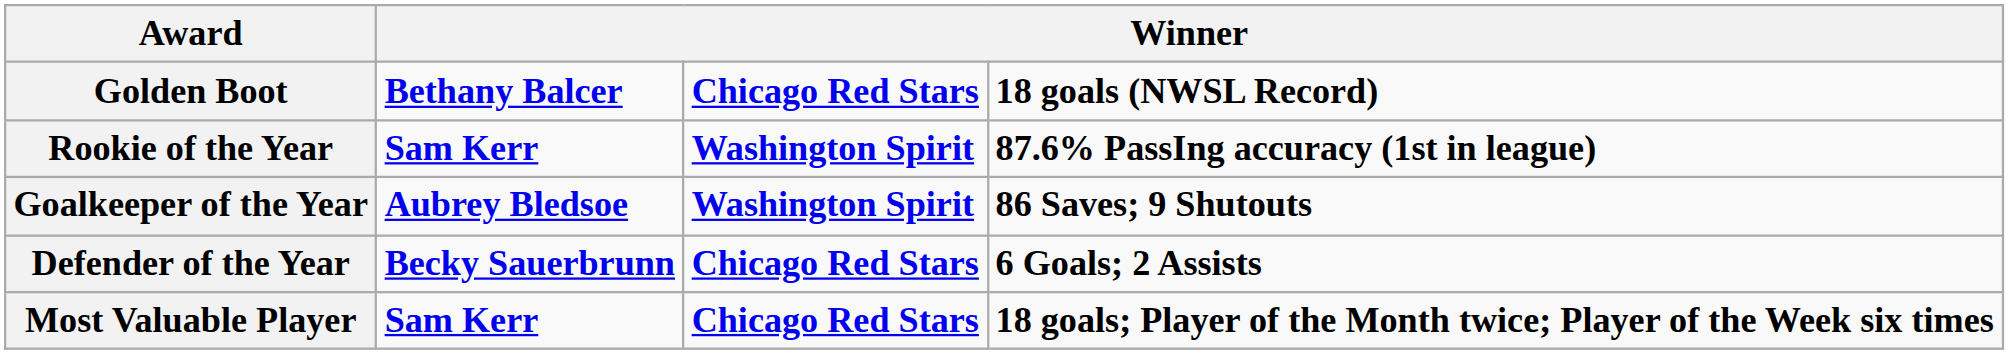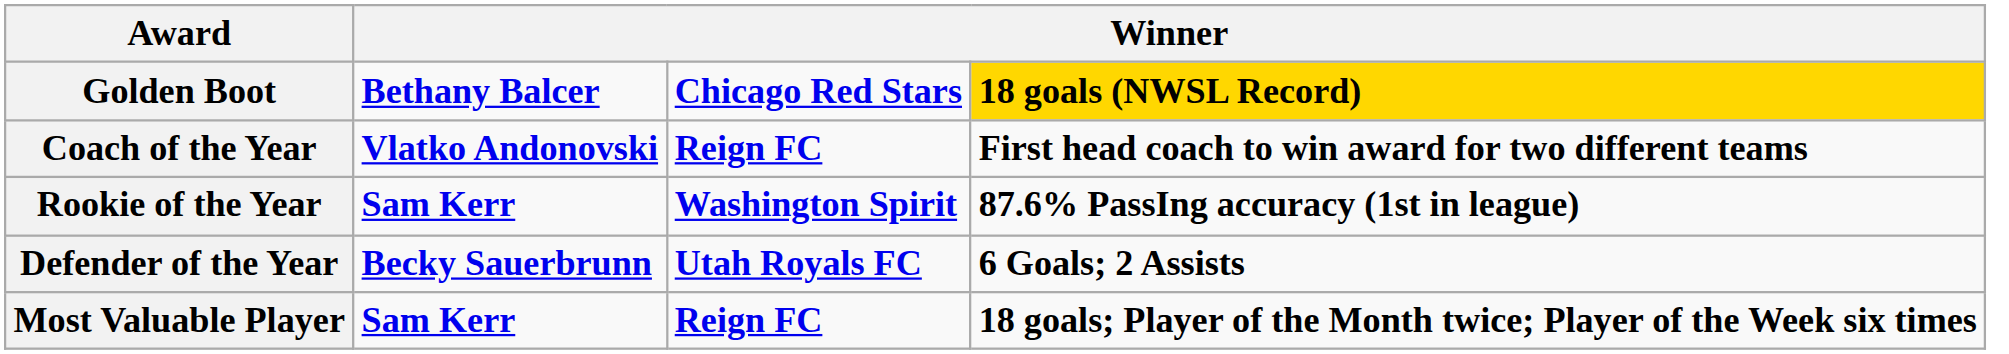(1187, 90) no background -> (1170, 90) gold background
+ row: (179, 147)
- row: (191, 205)
(835, 262) Chicago Red Stars -> (798, 262) Utah Royals FC
(835, 319) Chicago Red Stars -> (749, 319) Reign FC
